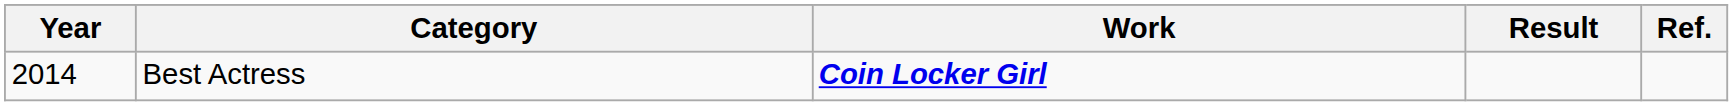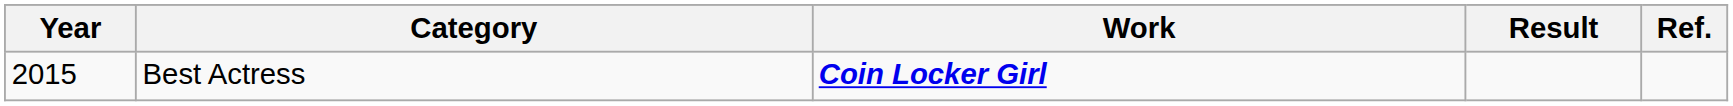(44, 74) 2014 -> (44, 74) 2015
